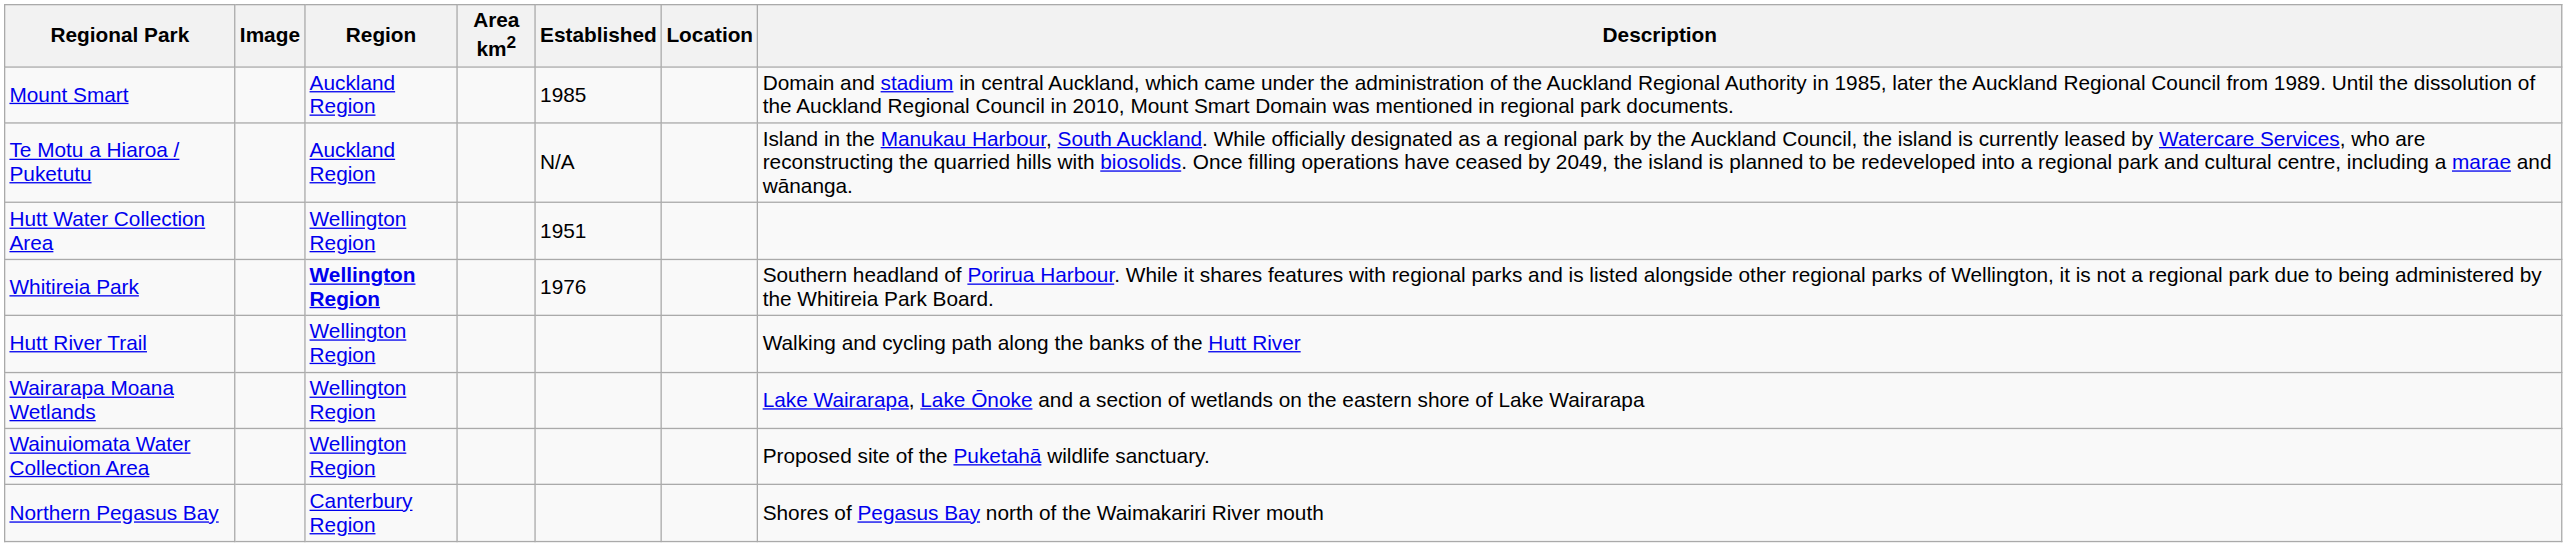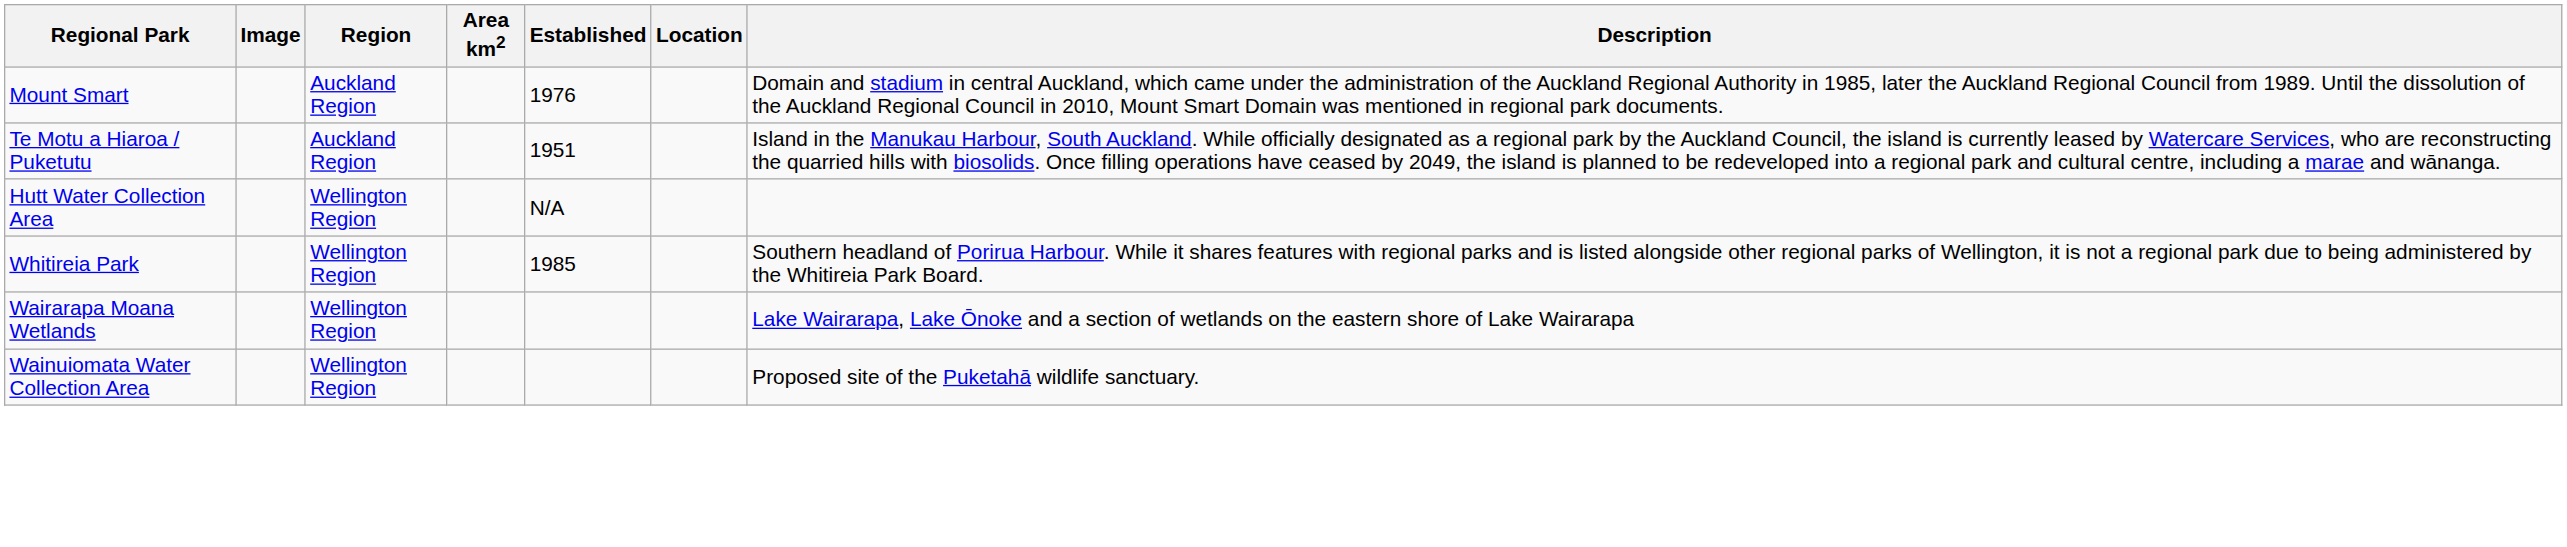(563, 94) 1985 -> (553, 94) 1976
(557, 162) N/A -> (553, 151) 1951
(563, 230) 1951 -> (547, 207) N/A
(363, 287) bold -> (359, 263) normal
(563, 287) 1976 -> (553, 263) 1985
- row: (78, 343)
- row: (114, 512)
